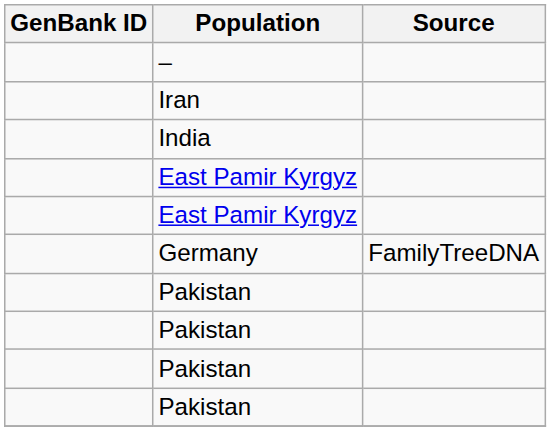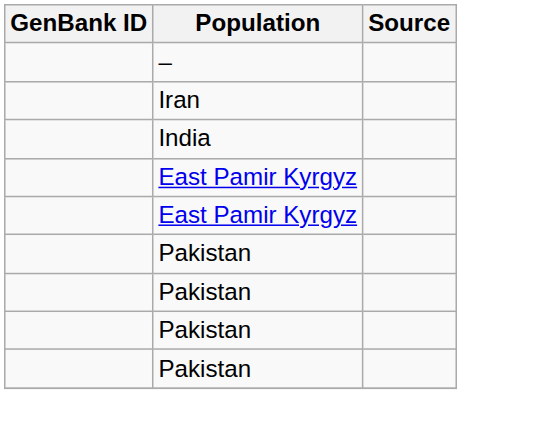- row: (208, 253)
